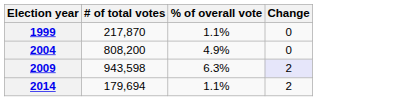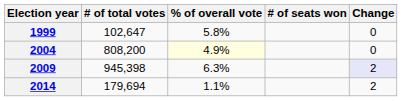+ column: (307, 13)
(125, 31) 217,870 -> (125, 31) 102,647
(216, 31) 1.1% -> (216, 31) 5.8%
(216, 50) no background -> (216, 50) lightyellow background
(125, 68) 943,598 -> (125, 68) 945,398
